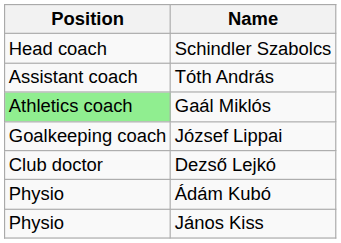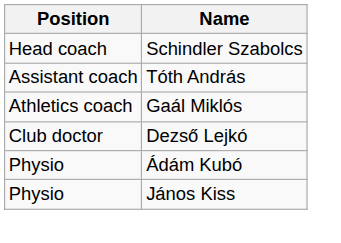(71, 106) lightgreen background -> (71, 106) no background
- row: (229, 135)
